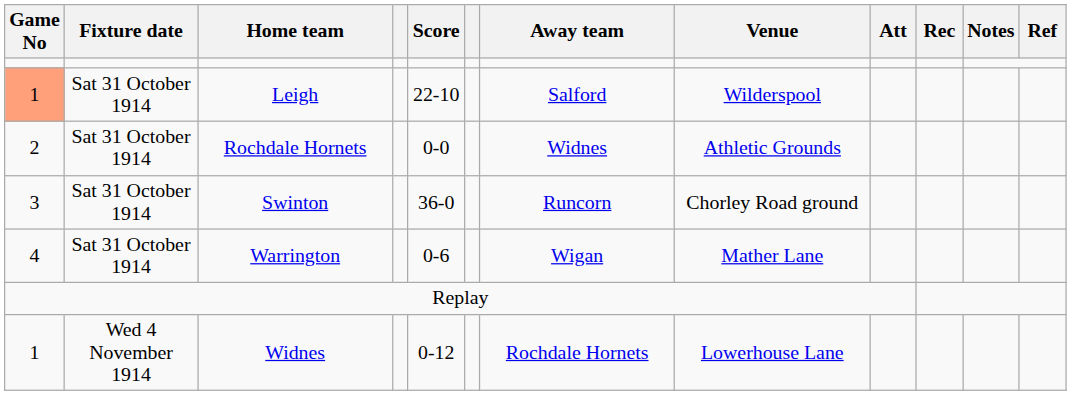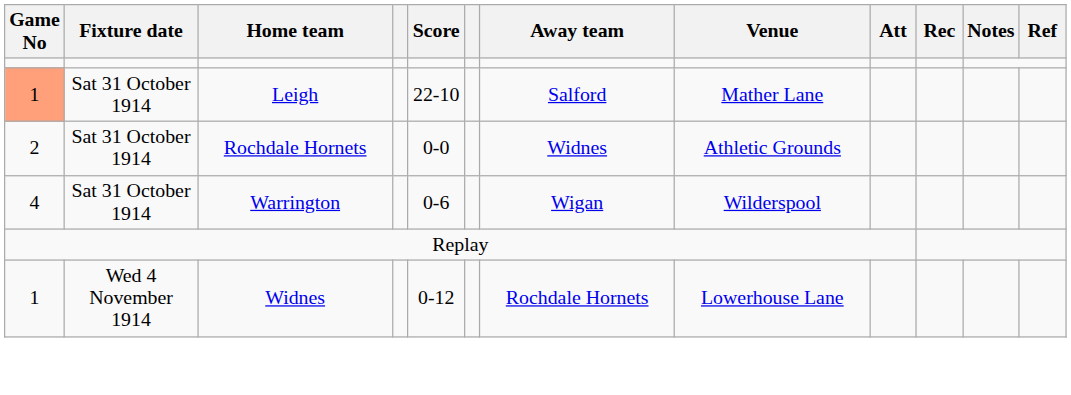(772, 94) Wilderspool -> (772, 94) Mather Lane
- row: (295, 201)
(772, 255) Mather Lane -> (772, 201) Wilderspool
